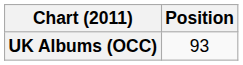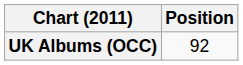(200, 45) 93 -> (200, 45) 92
